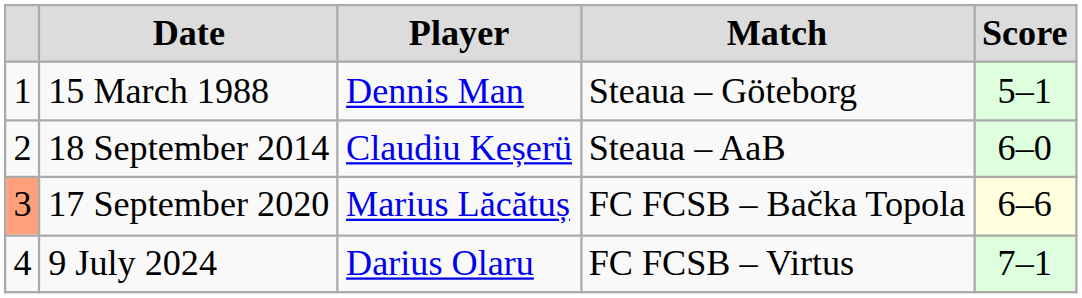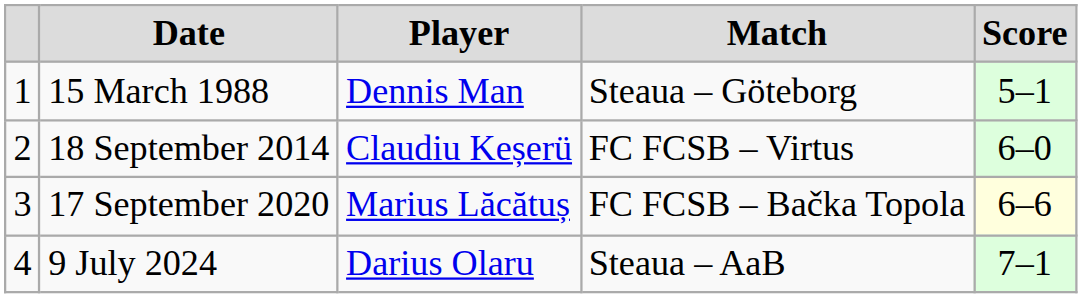(687, 147) Steaua – AaB -> (721, 147) FC FCSB – Virtus
(23, 205) lightsalmon background -> (23, 205) no background
(721, 262) FC FCSB – Virtus -> (687, 262) Steaua – AaB
